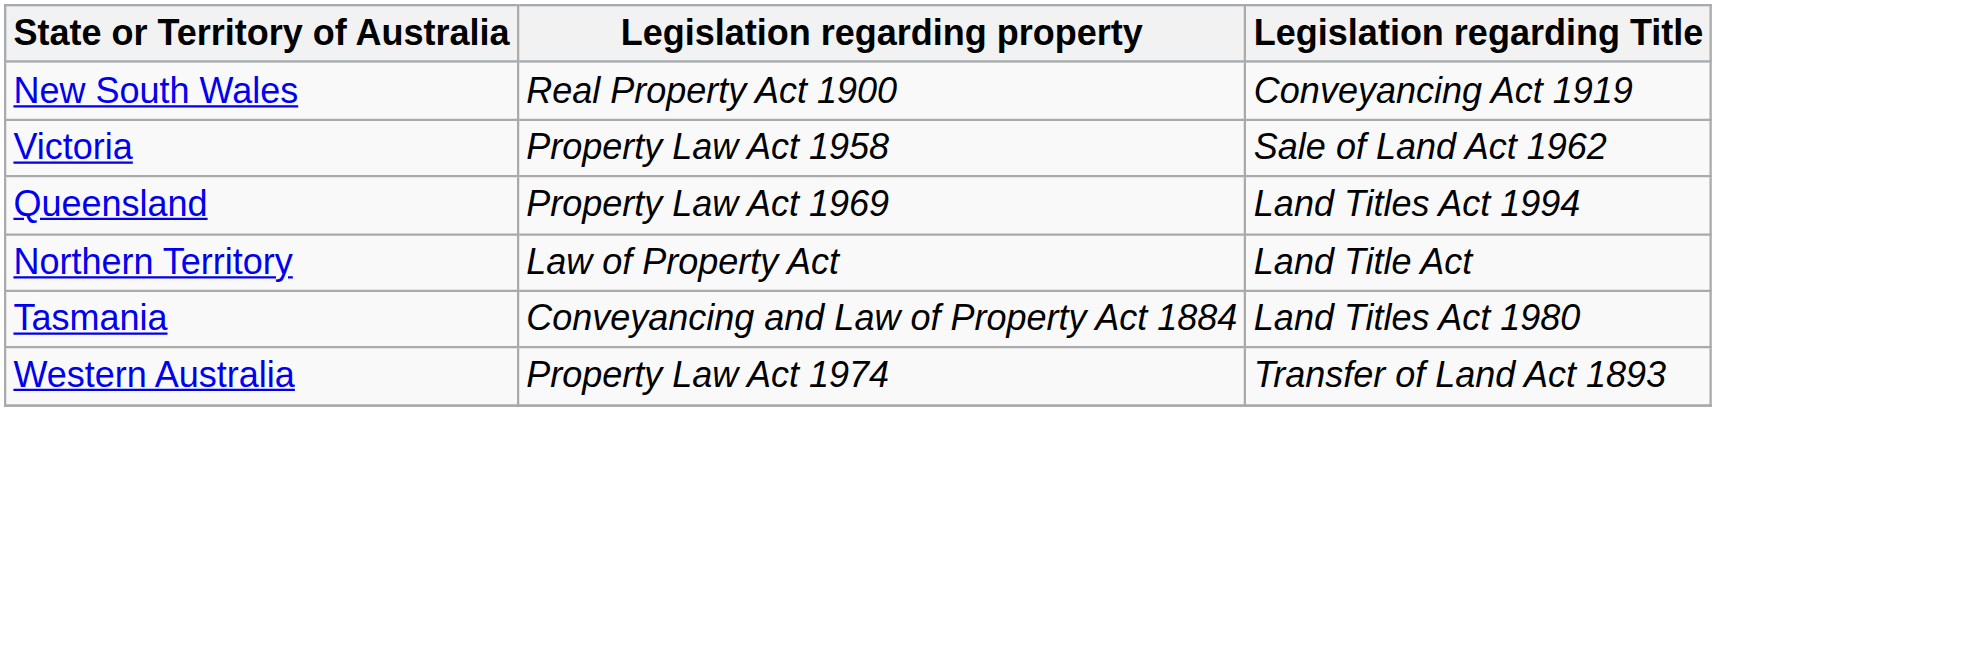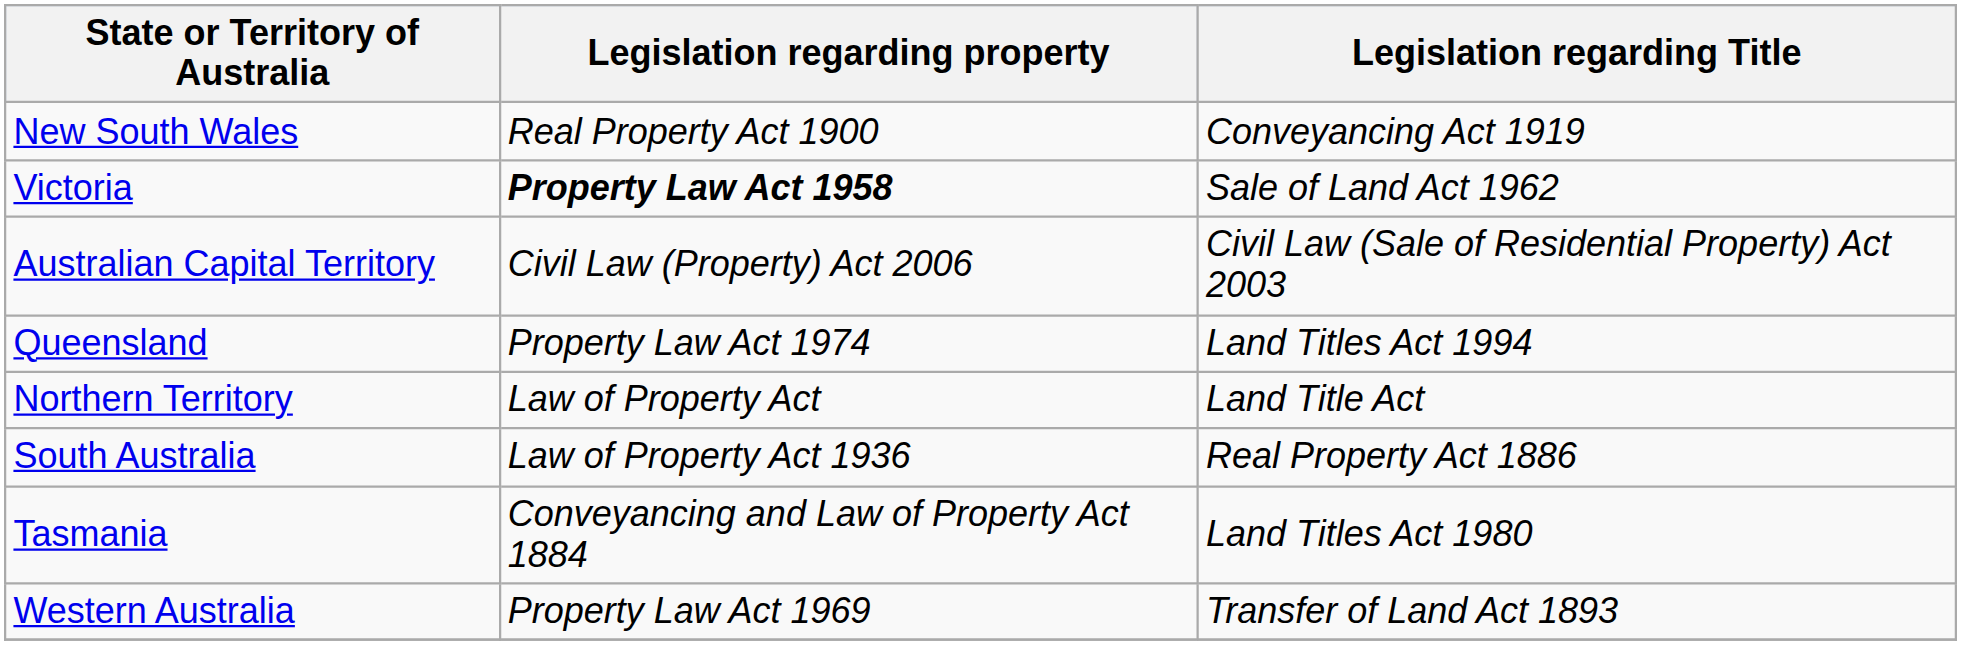(708, 147) normal -> (700, 187) bold
+ row: (224, 265)
(708, 204) Property Law Act 1969 -> (689, 342) Property Law Act 1974
+ row: (134, 456)
(708, 375) Property Law Act 1974 -> (689, 611) Property Law Act 1969
